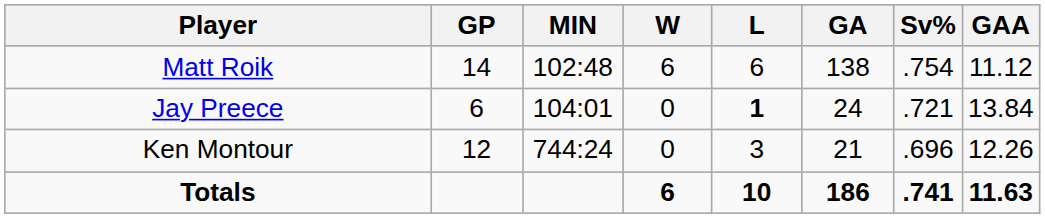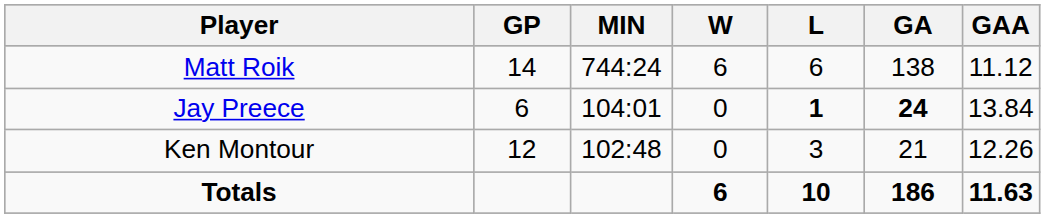- column: (928, 25)
(573, 66) 102:48 -> (621, 66) 744:24
(848, 108) normal -> (913, 108) bold
(573, 150) 744:24 -> (621, 150) 102:48
